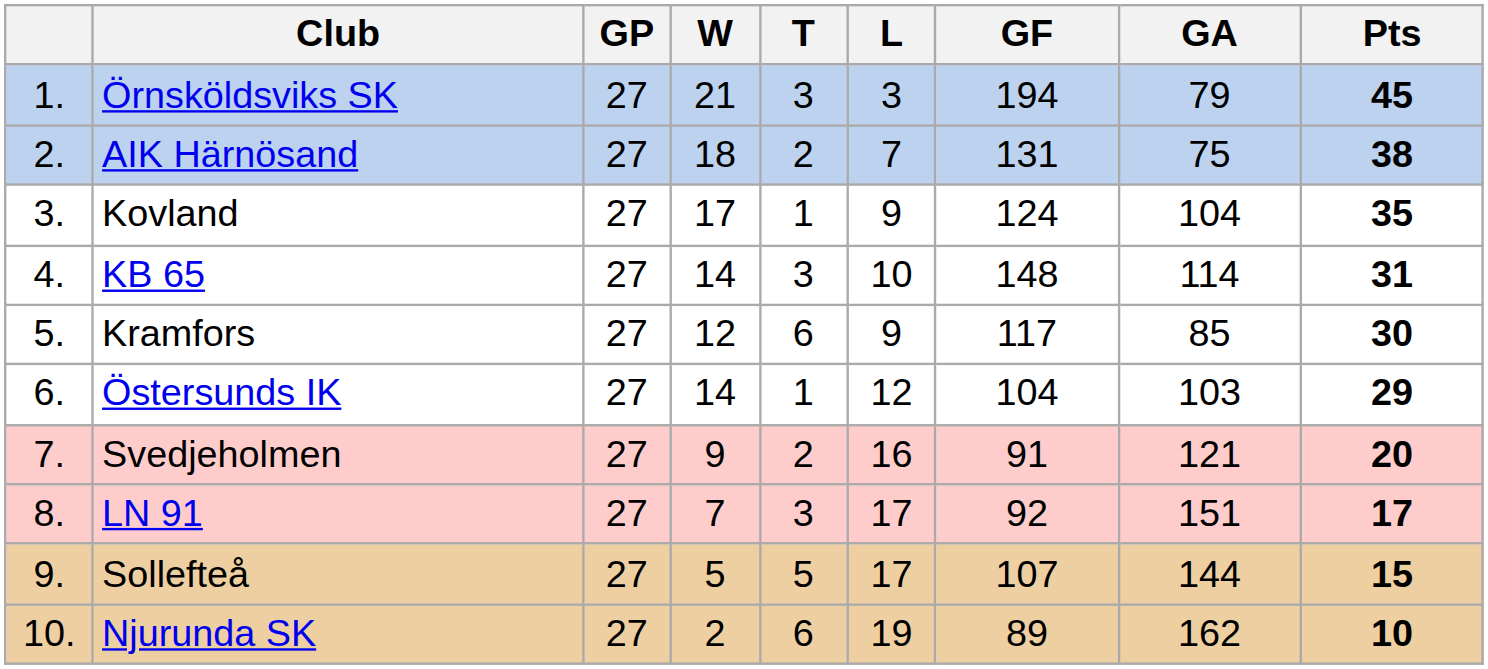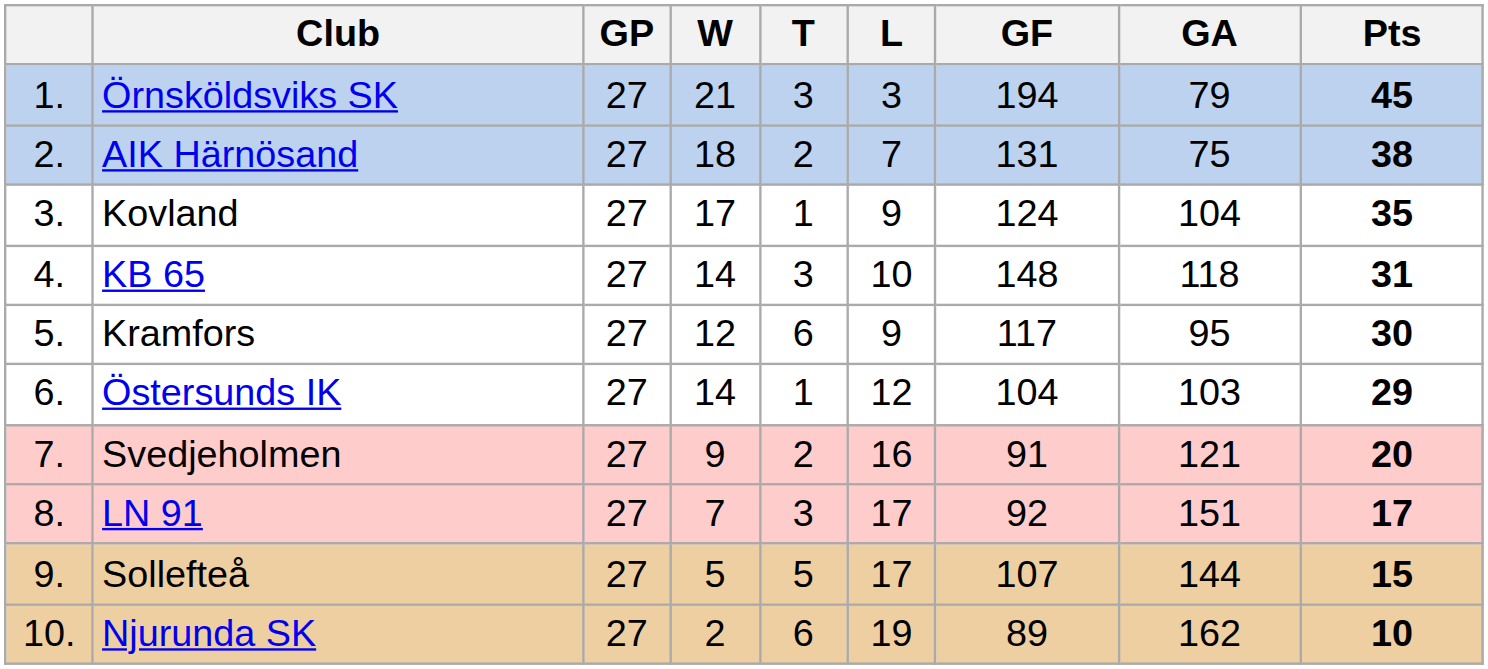(1209, 273) 114 -> (1209, 273) 118
(1209, 333) 85 -> (1209, 333) 95
